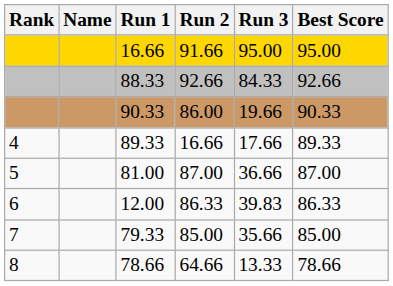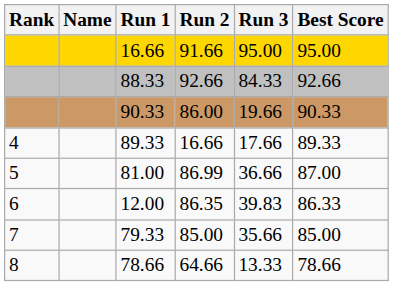(201, 173) 87.00 -> (201, 173) 86.99
(201, 204) 86.33 -> (201, 204) 86.35
